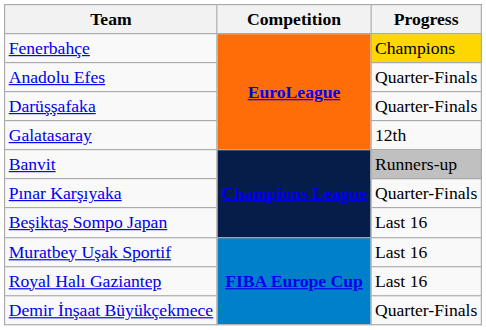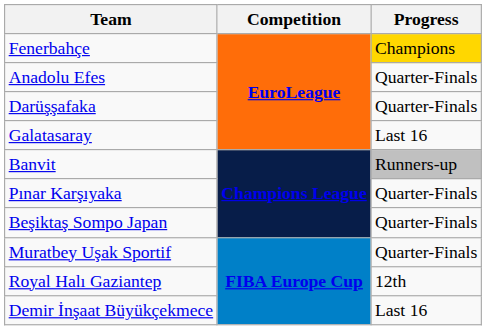(391, 135) 12th -> (401, 135) Last 16
(401, 222) Last 16 -> (426, 222) Quarter-Finals
(401, 251) Last 16 -> (426, 251) Quarter-Finals
(401, 280) Last 16 -> (391, 280) 12th
(426, 309) Quarter-Finals -> (401, 309) Last 16
